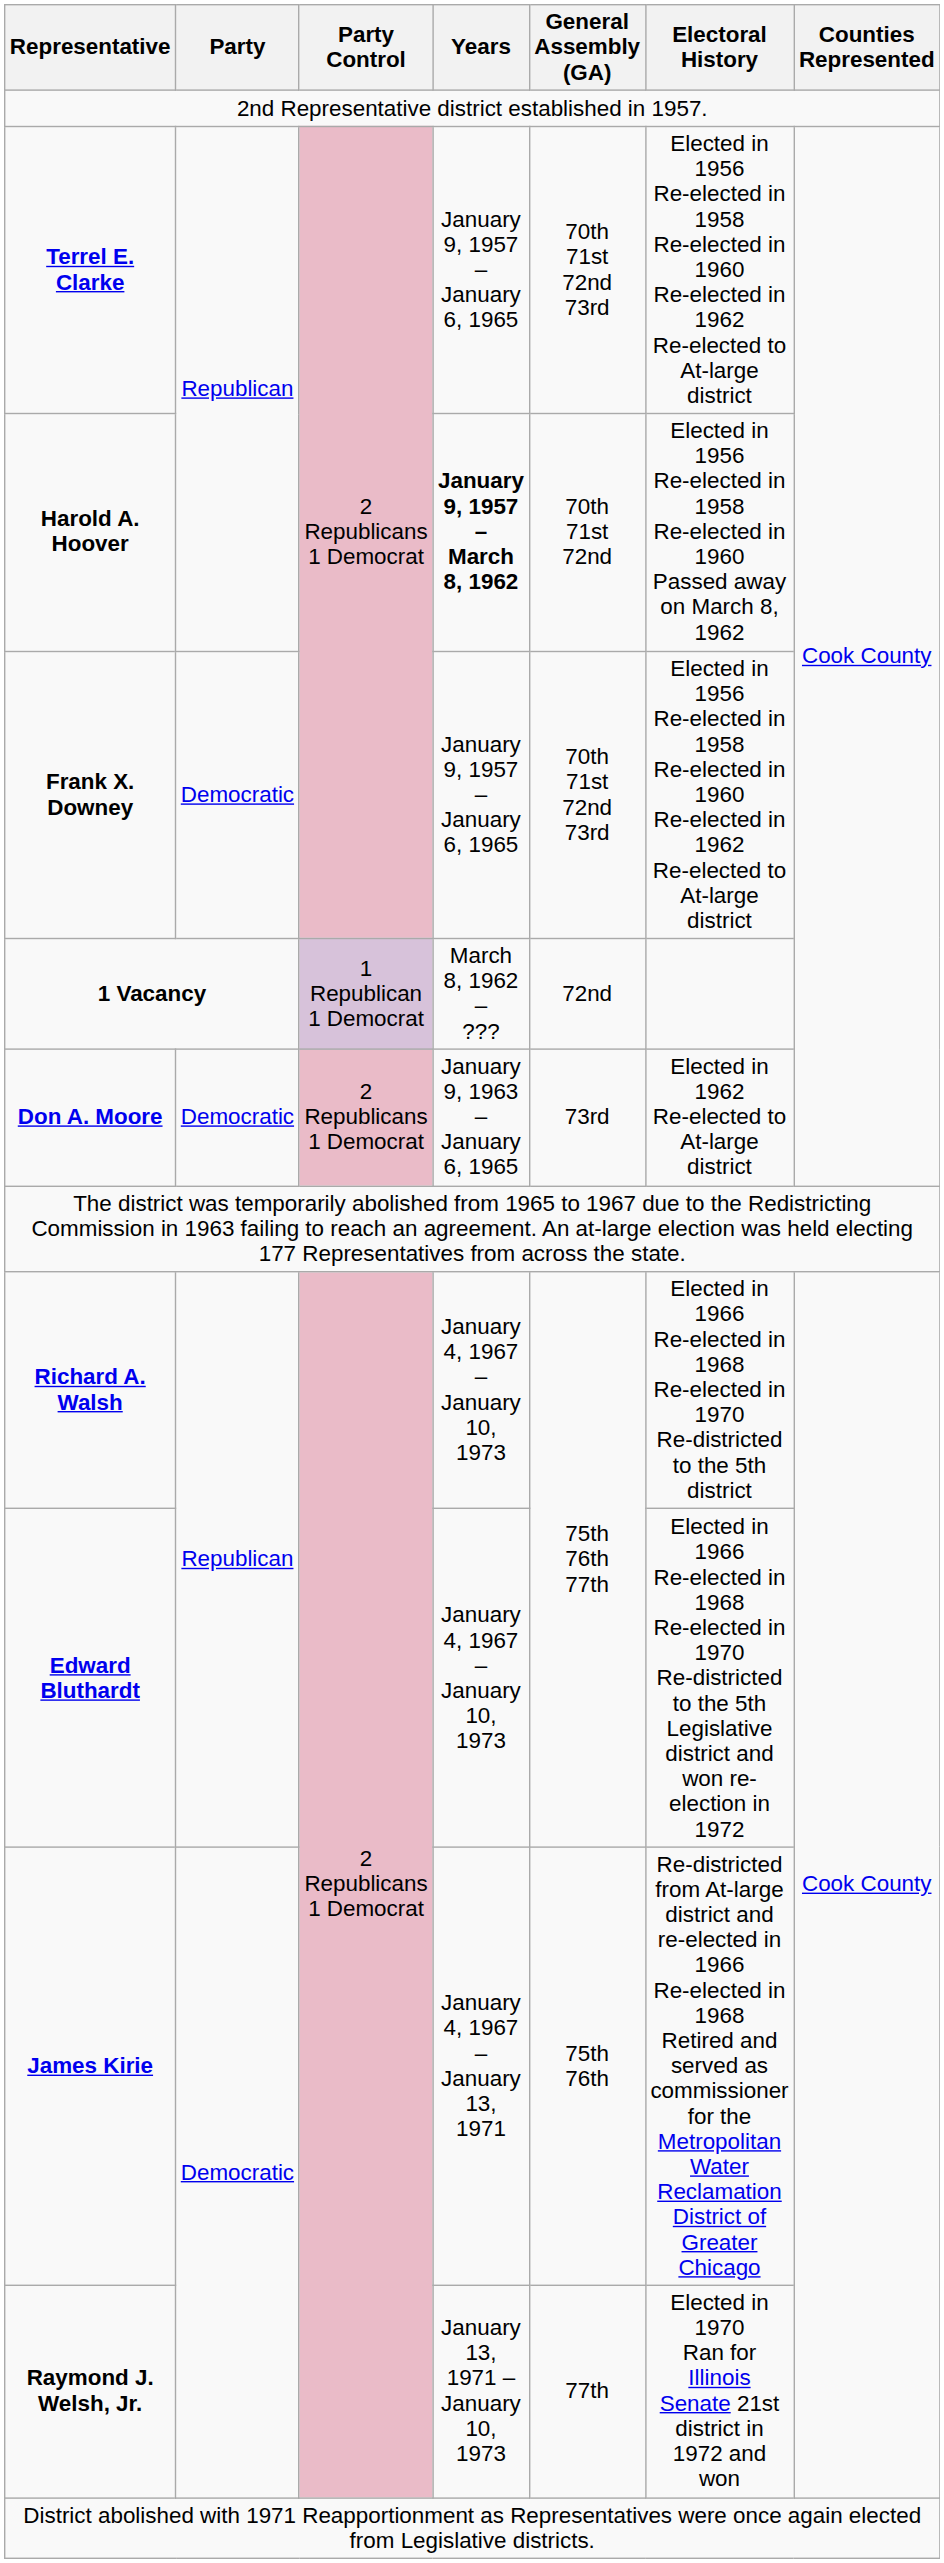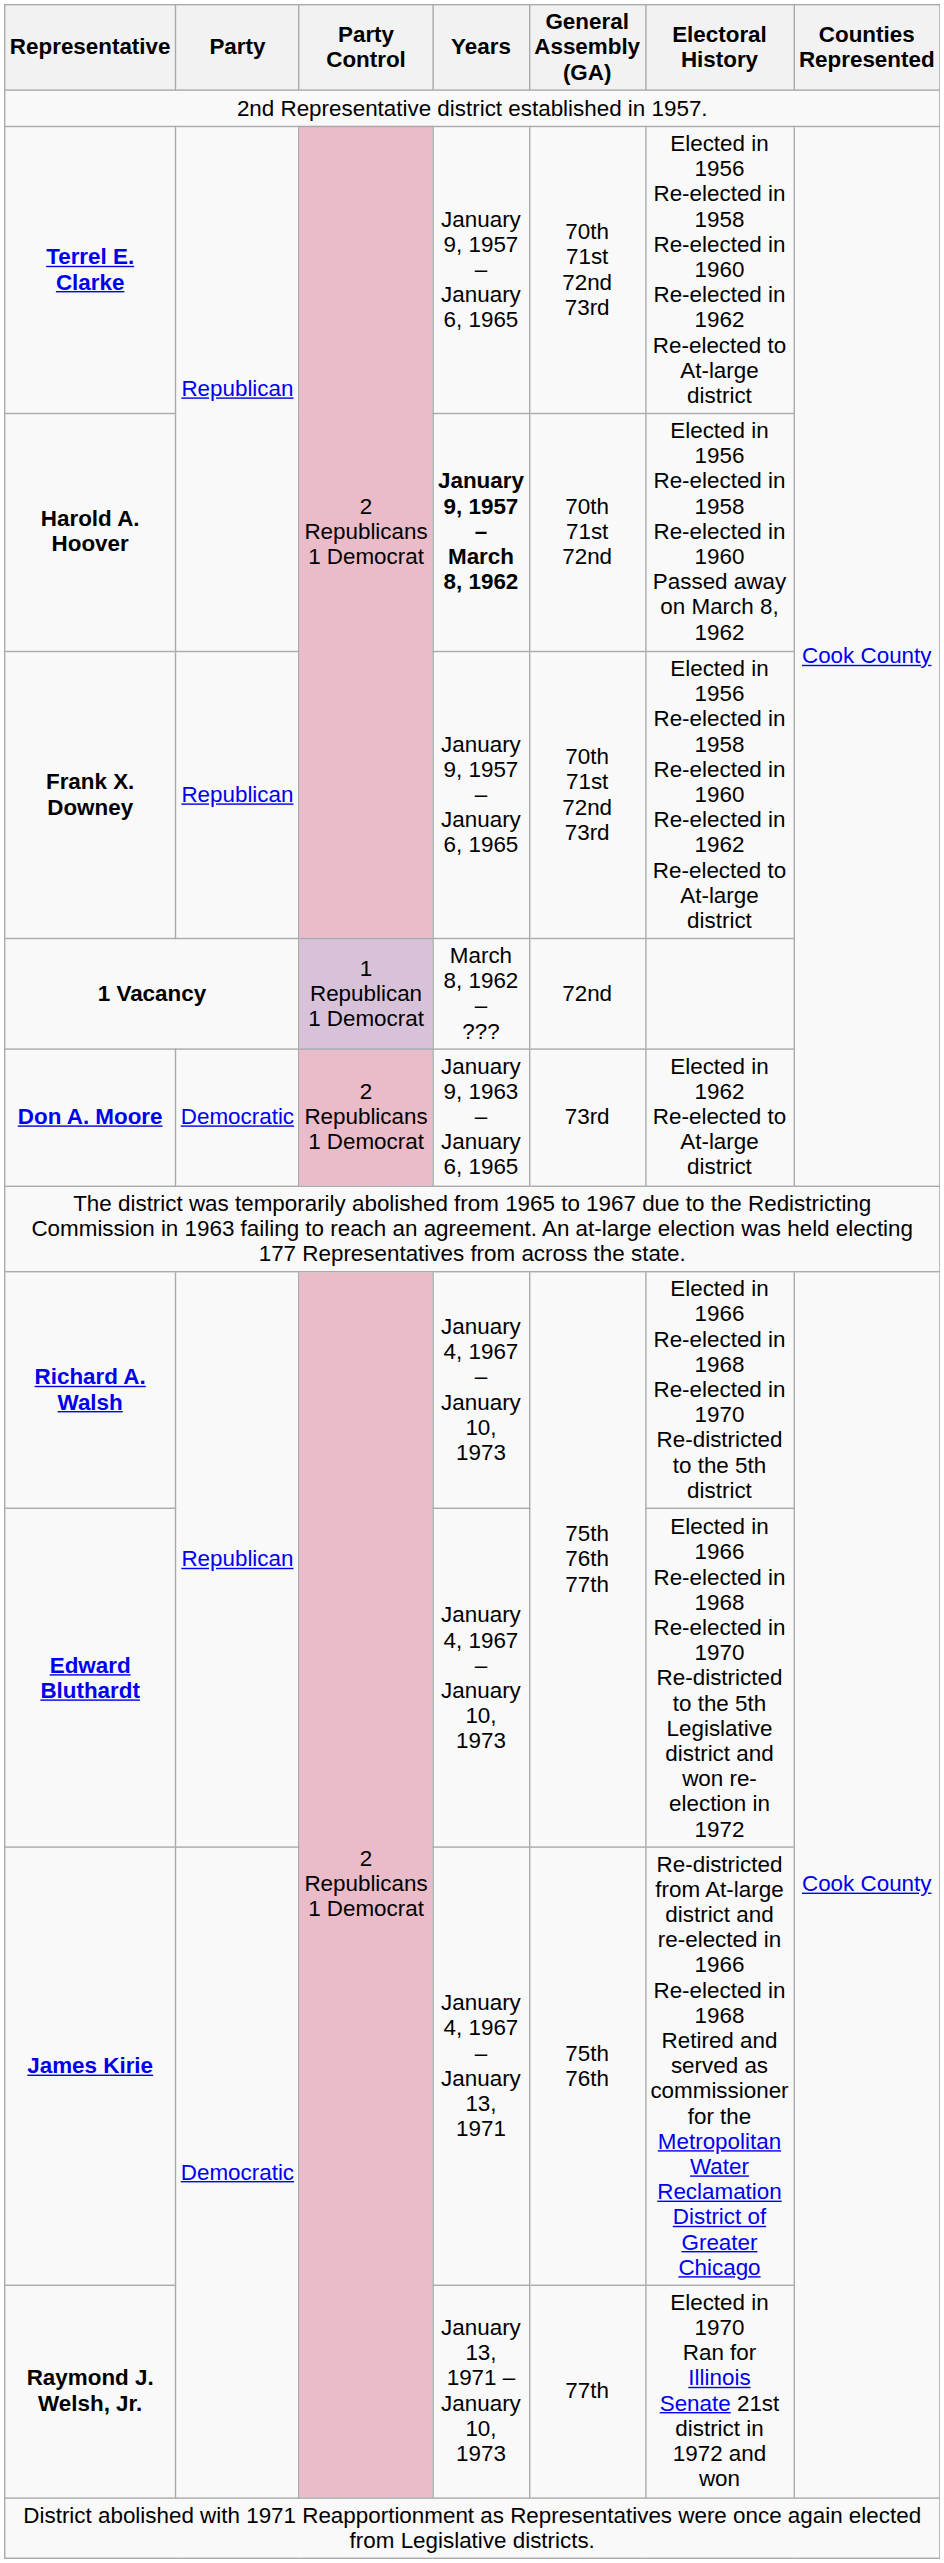(237, 794) Democratic -> (237, 794) Republican
